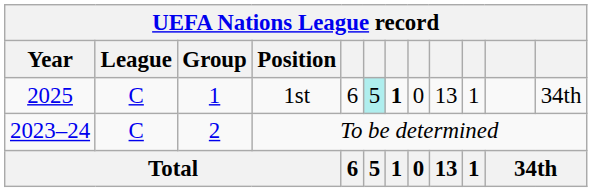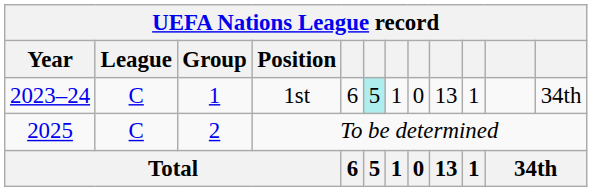(50, 95) 2025 -> (50, 95) 2023–24
(396, 95) bold -> (396, 95) normal
(50, 131) 2023–24 -> (50, 131) 2025
